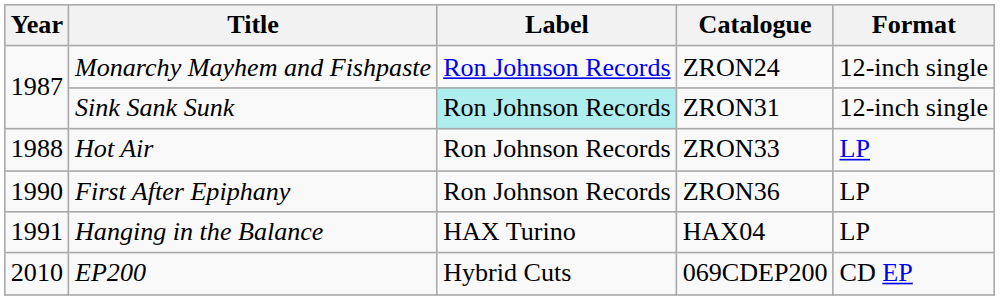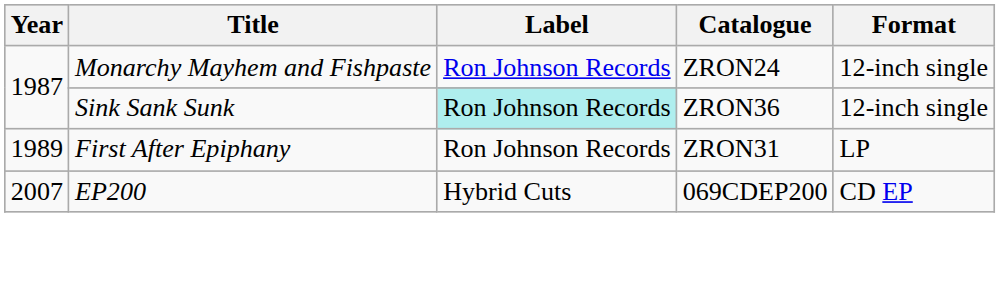(731, 107) ZRON31 -> (731, 107) ZRON36
- row: (114, 149)
(37, 190) 1990 -> (37, 149) 1989
(731, 190) ZRON36 -> (731, 149) ZRON31
- row: (199, 231)
(37, 273) 2010 -> (37, 190) 2007
